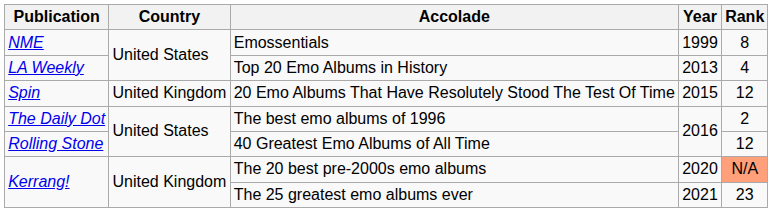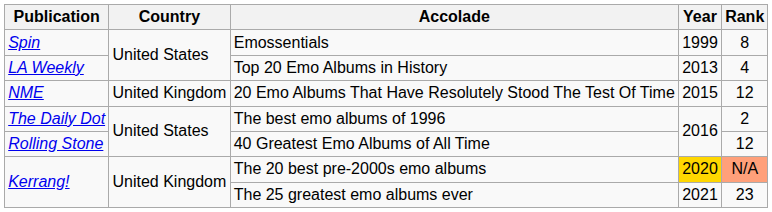(26, 42) NME -> (24, 42) Spin
(24, 93) Spin -> (26, 93) NME
(700, 169) no background -> (700, 169) gold background
